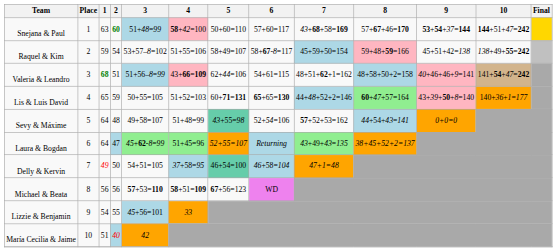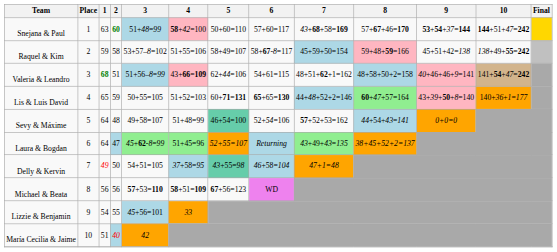(116, 52) 54 -> (116, 52) 58
(228, 120) 43+55=98 -> (228, 120) 46+54=100
(228, 166) 46+54=100 -> (228, 166) 43+55=98
